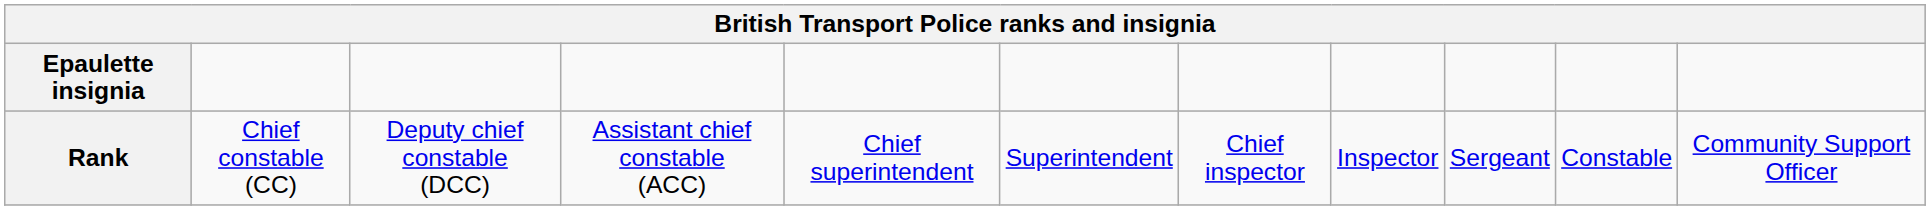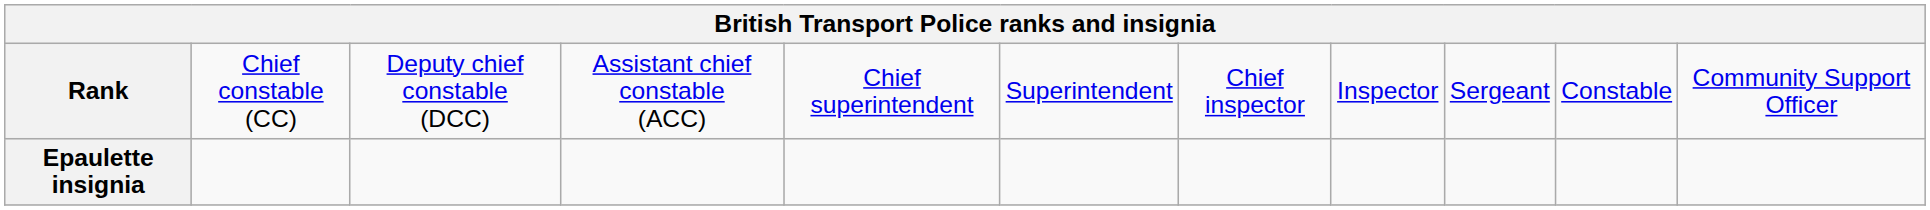rows swapped: (98, 157) <-> (98, 76)
